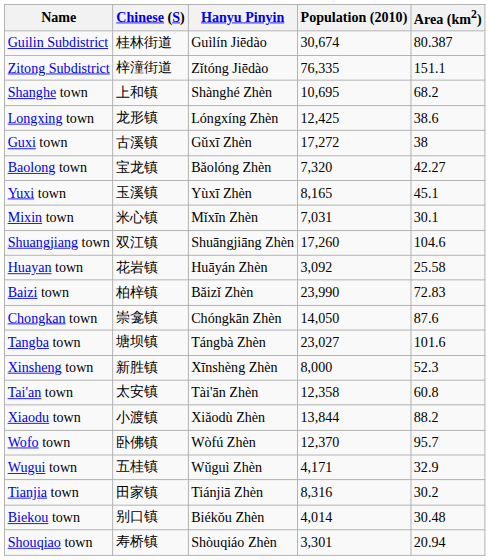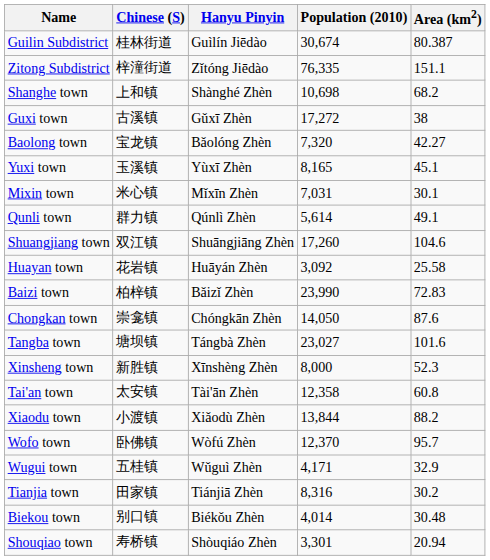(320, 93) 10,695 -> (320, 93) 10,698
- row: (51, 118)
+ row: (40, 217)
